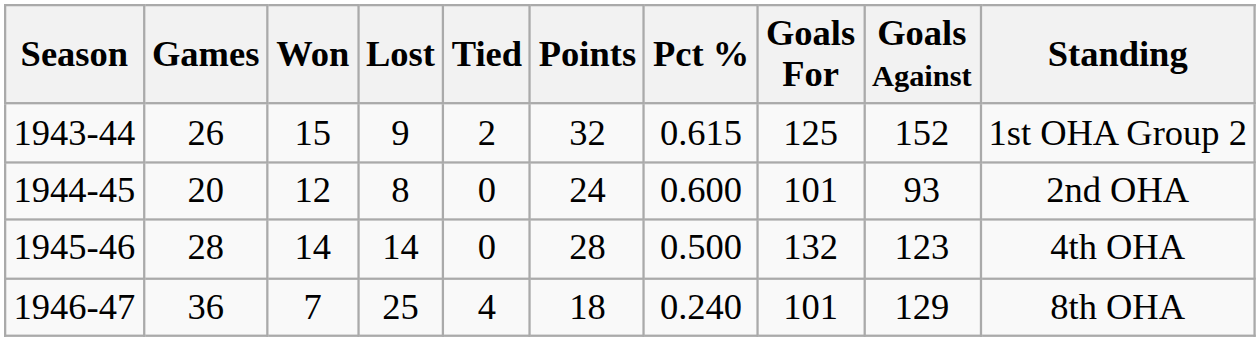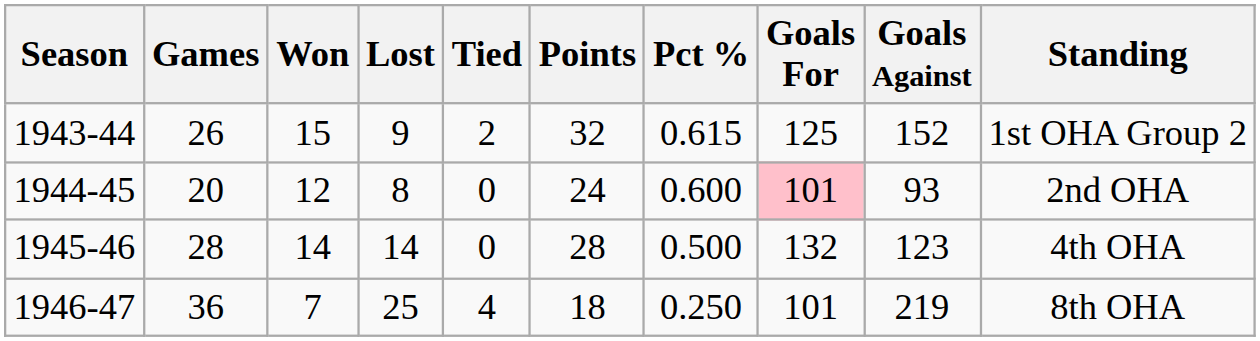(811, 190) no background -> (811, 190) pink background
(701, 305) 0.240 -> (701, 305) 0.250
(922, 305) 129 -> (922, 305) 219
